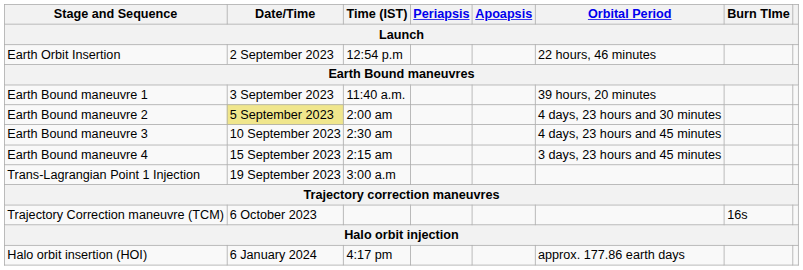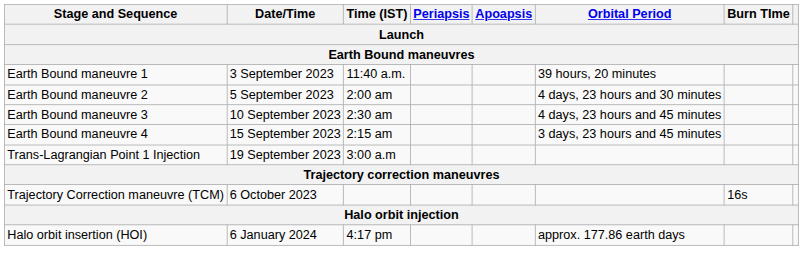- row: (64, 54)
(282, 114) khaki background -> (282, 94) no background
